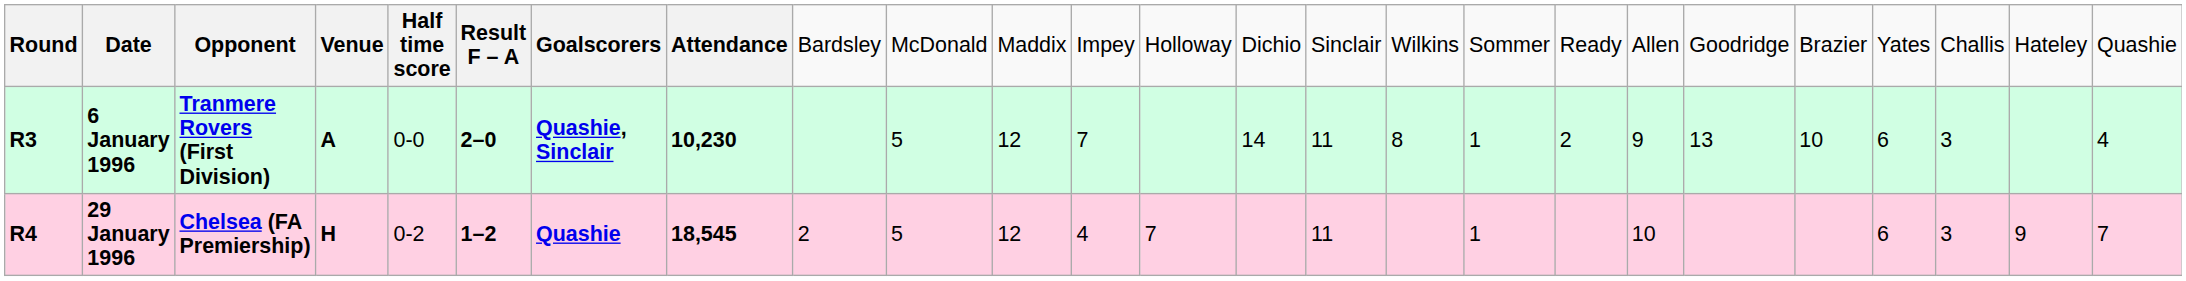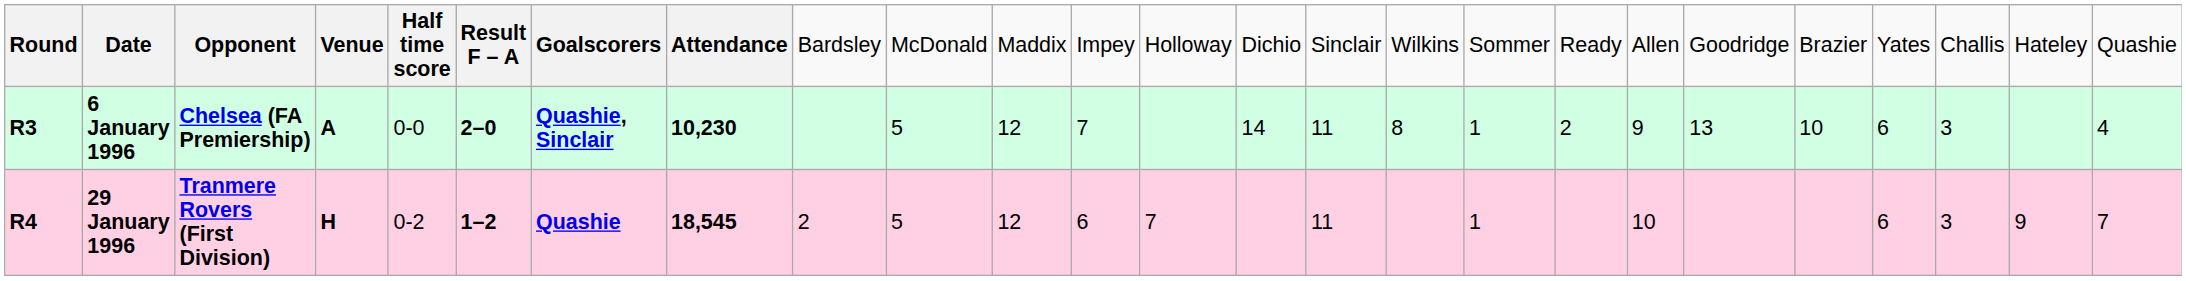(228, 139) Tranmere Rovers (First Division) -> (245, 127) Chelsea (FA Premiership)
(245, 234) Chelsea (FA Premiership) -> (228, 222) Tranmere Rovers (First Division)
(1082, 234) 4 -> (1082, 222) 6
